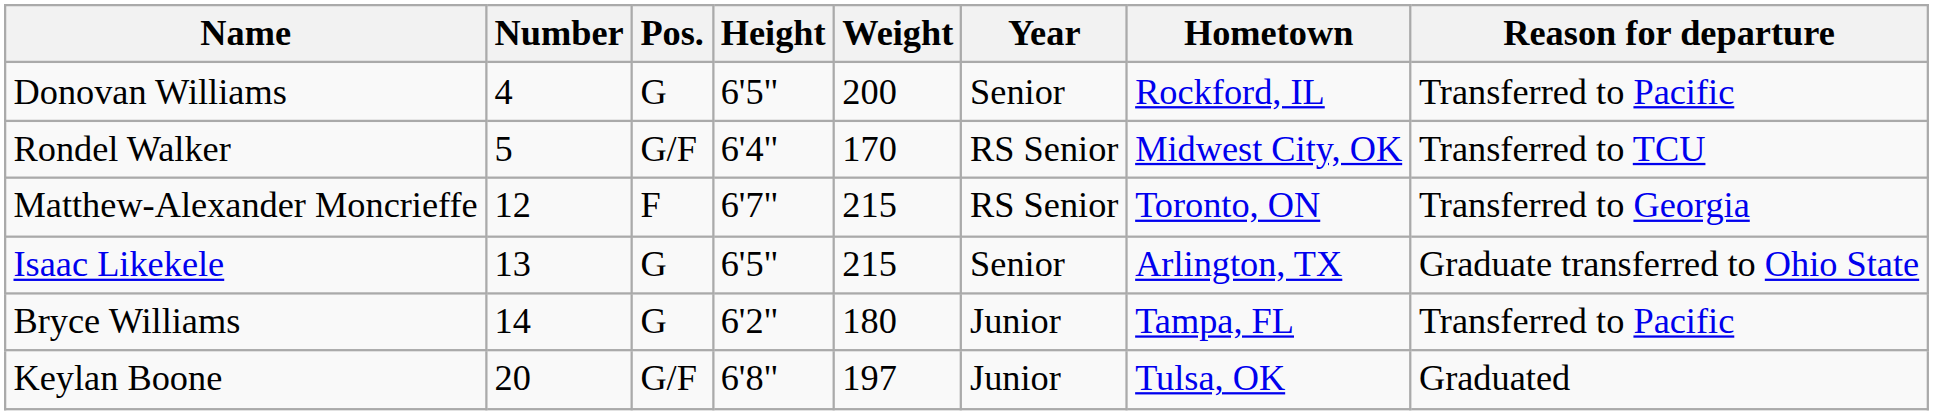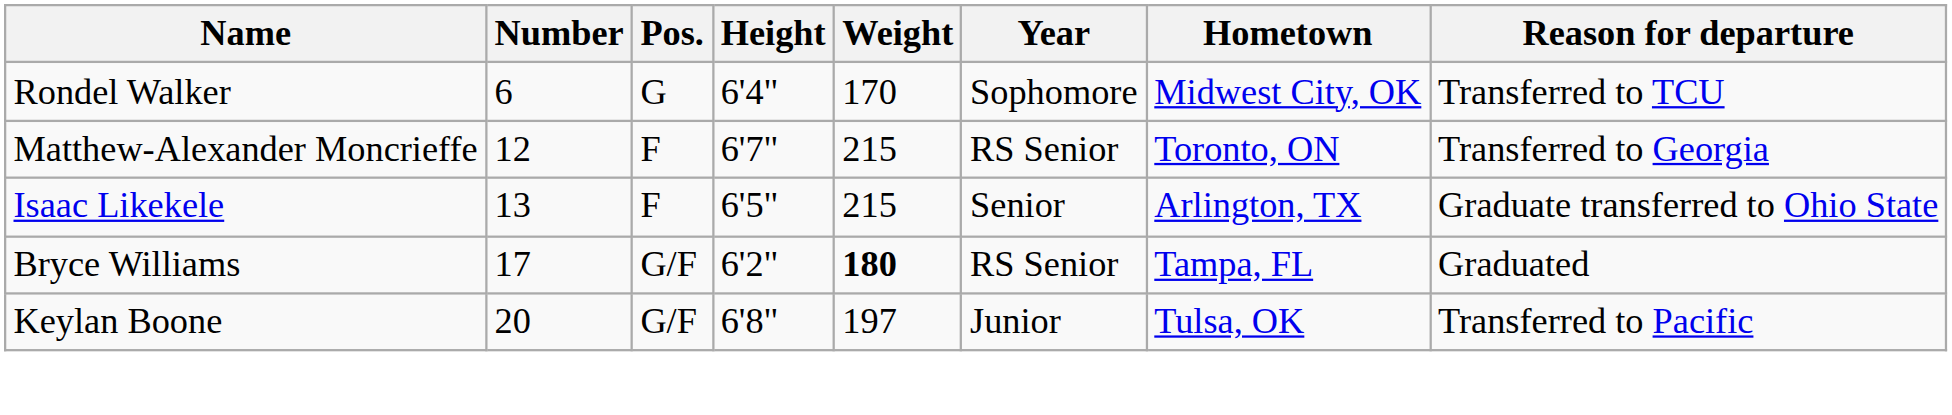- row: (150, 90)
(504, 148) 5 -> (504, 90) 6
(669, 148) G/F -> (654, 90) G
(1044, 148) RS Senior -> (1054, 90) Sophomore
(654, 263) G -> (650, 206) F
(513, 321) 14 -> (513, 263) 17
(654, 321) G -> (669, 263) G/F
(870, 321) normal -> (870, 263) bold
(1015, 321) Junior -> (1044, 263) RS Senior
(1577, 321) Transferred to Pacific -> (1514, 263) Graduated
(1495, 378) Graduated -> (1596, 321) Transferred to Pacific
